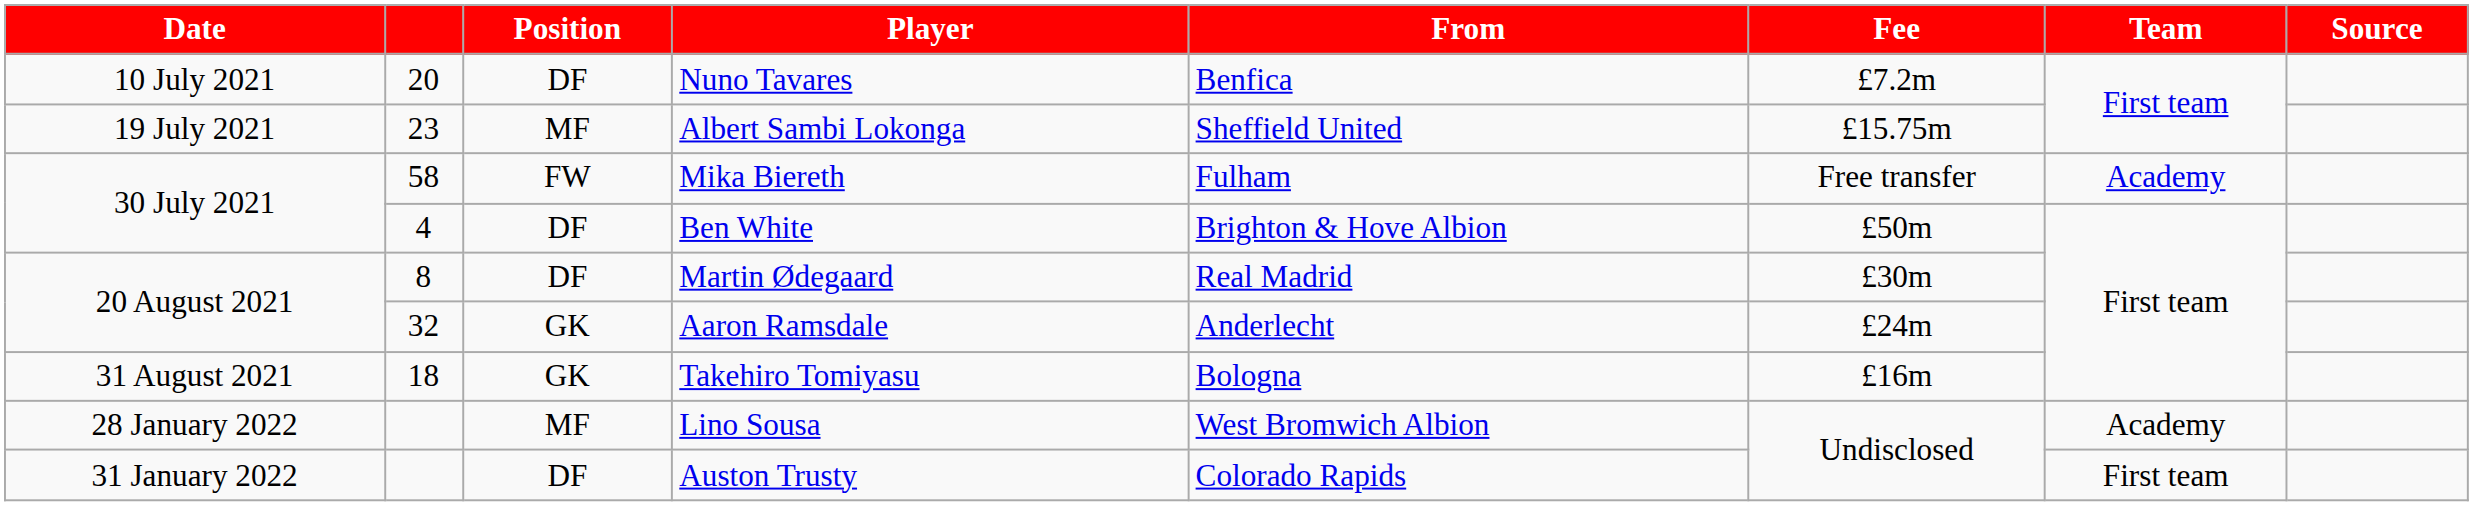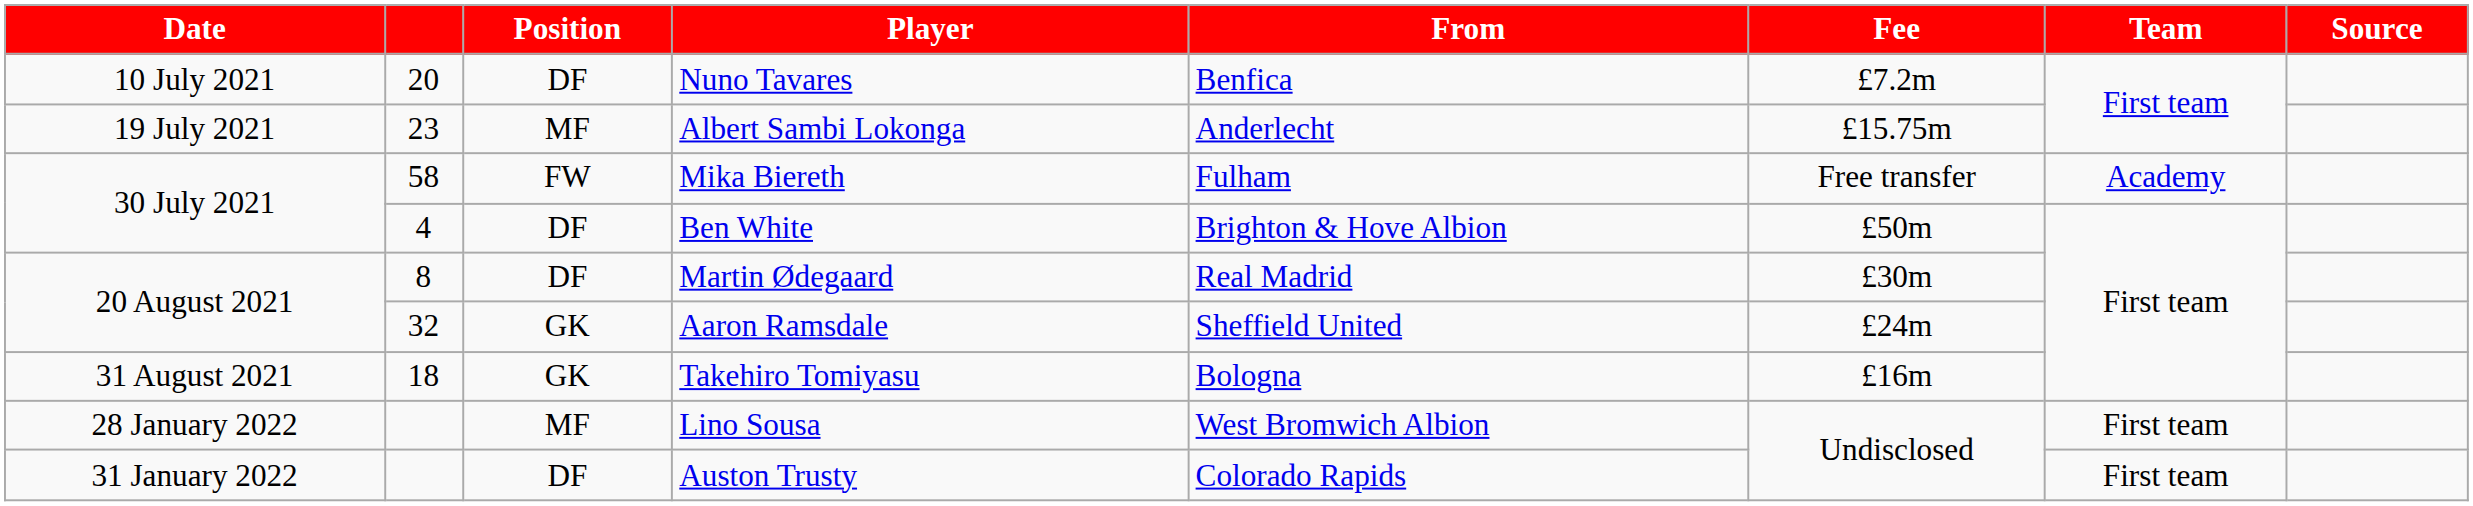(1299, 128) Sheffield United -> (1265, 128) Anderlecht
(1265, 326) Anderlecht -> (1299, 326) Sheffield United
(2166, 425) Academy -> (2166, 425) First team
